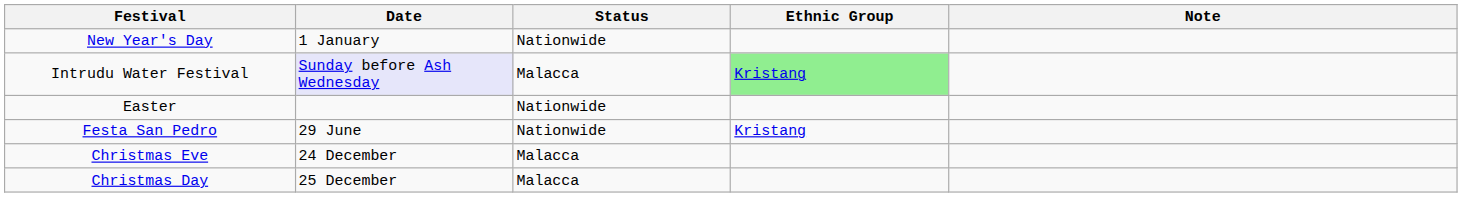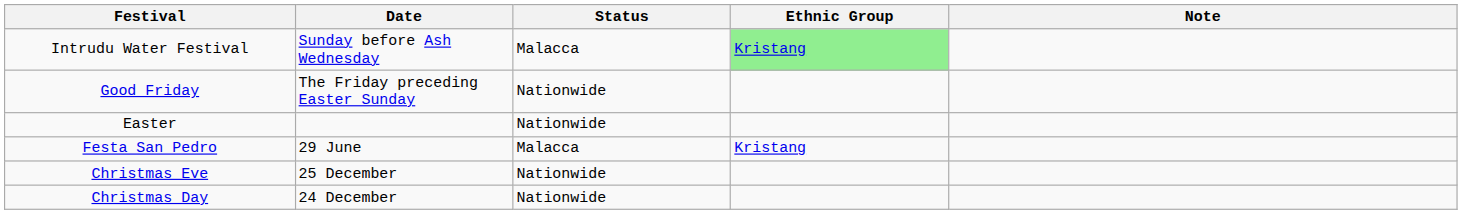- row: (150, 41)
(375, 74) lavender background -> (375, 50) no background
+ row: (150, 91)
(561, 131) Nationwide -> (548, 149) Malacca
(348, 156) 24 December -> (348, 173) 25 December
(548, 156) Malacca -> (561, 173) Nationwide
(348, 180) 25 December -> (348, 197) 24 December
(548, 180) Malacca -> (561, 197) Nationwide
